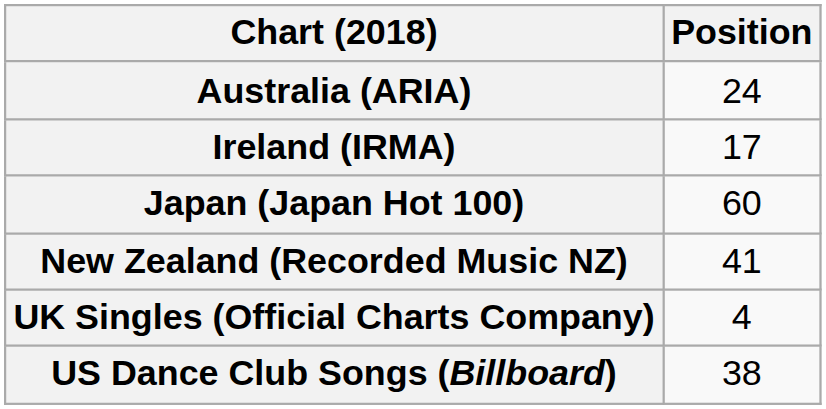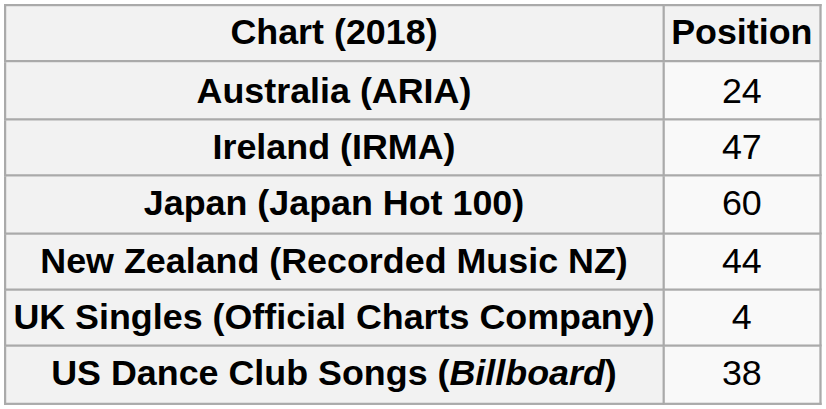(742, 146) 17 -> (742, 146) 47
(742, 260) 41 -> (742, 260) 44
